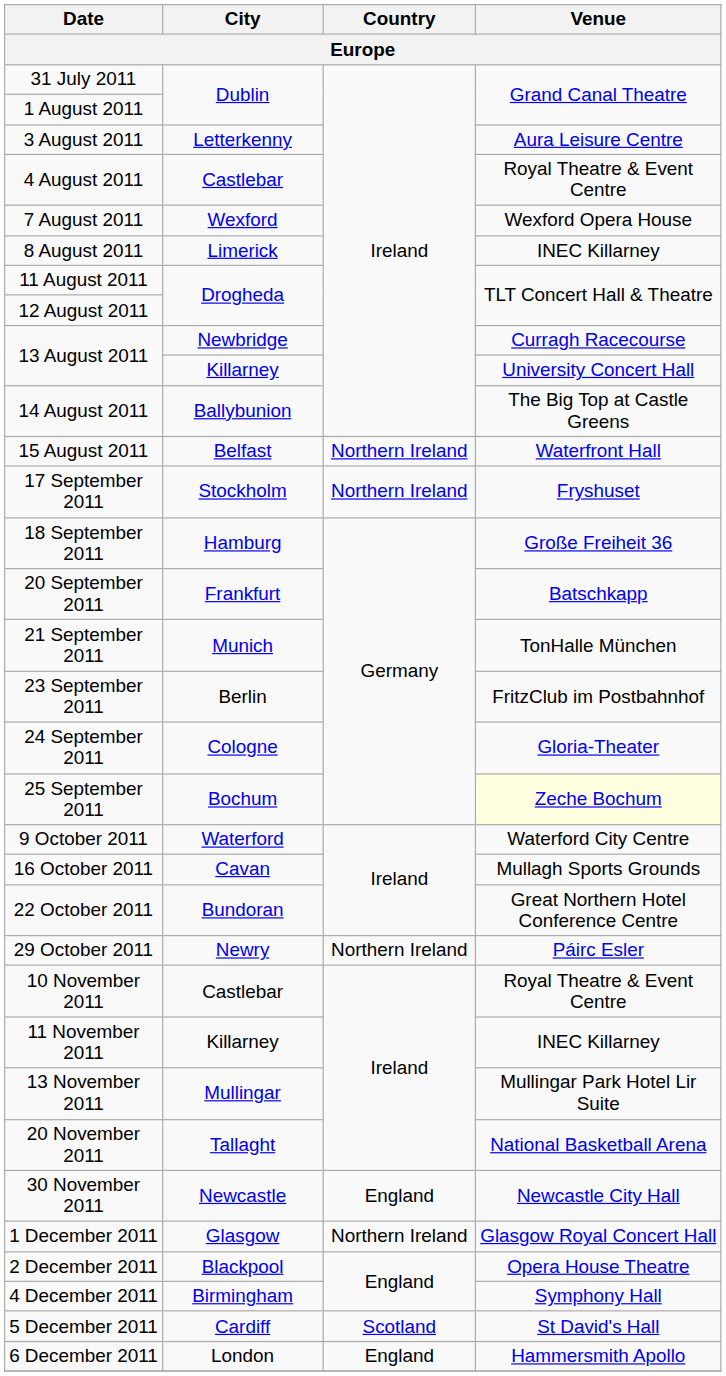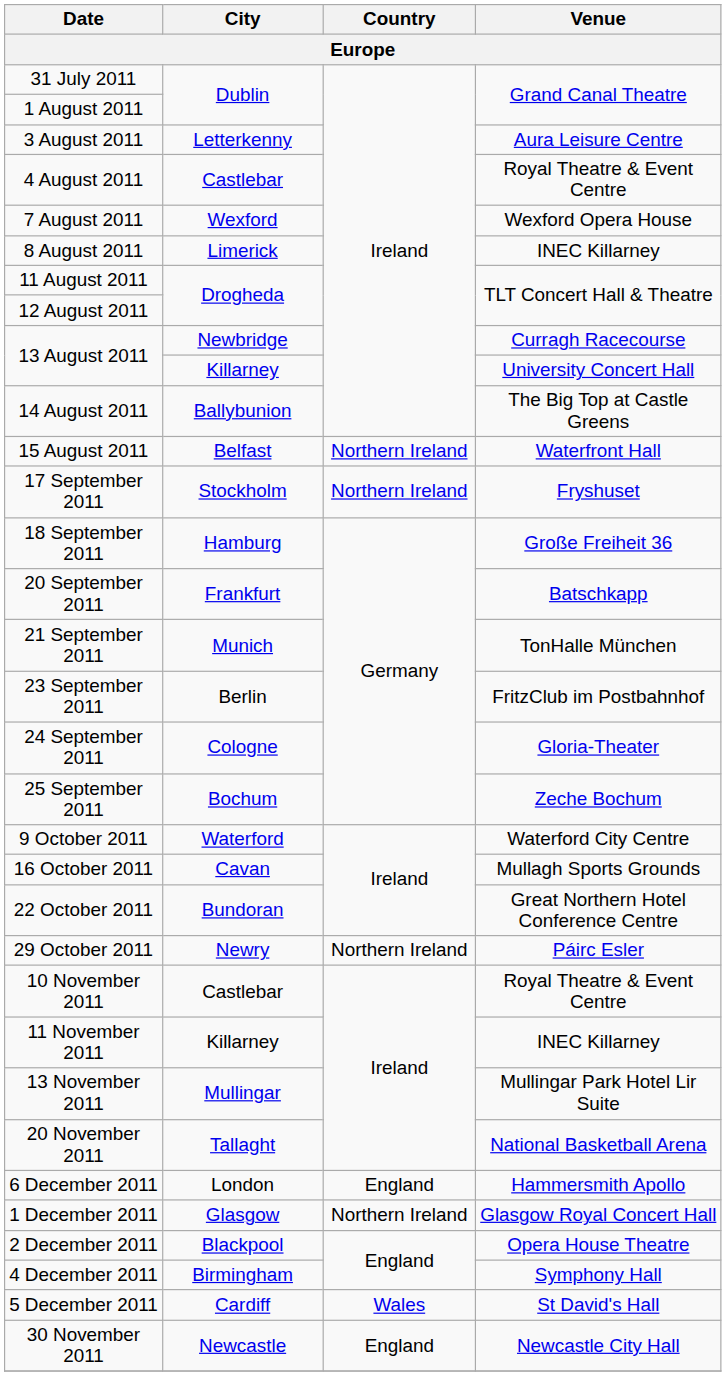(598, 798) lightyellow background -> (598, 798) no background
rows swapped: (83, 1195) <-> (83, 1356)
(399, 1326) Scotland -> (399, 1304) Wales
